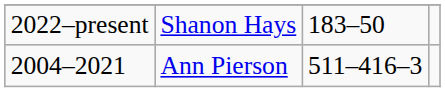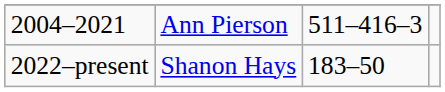rows swapped: (68, 65) <-> (80, 24)
